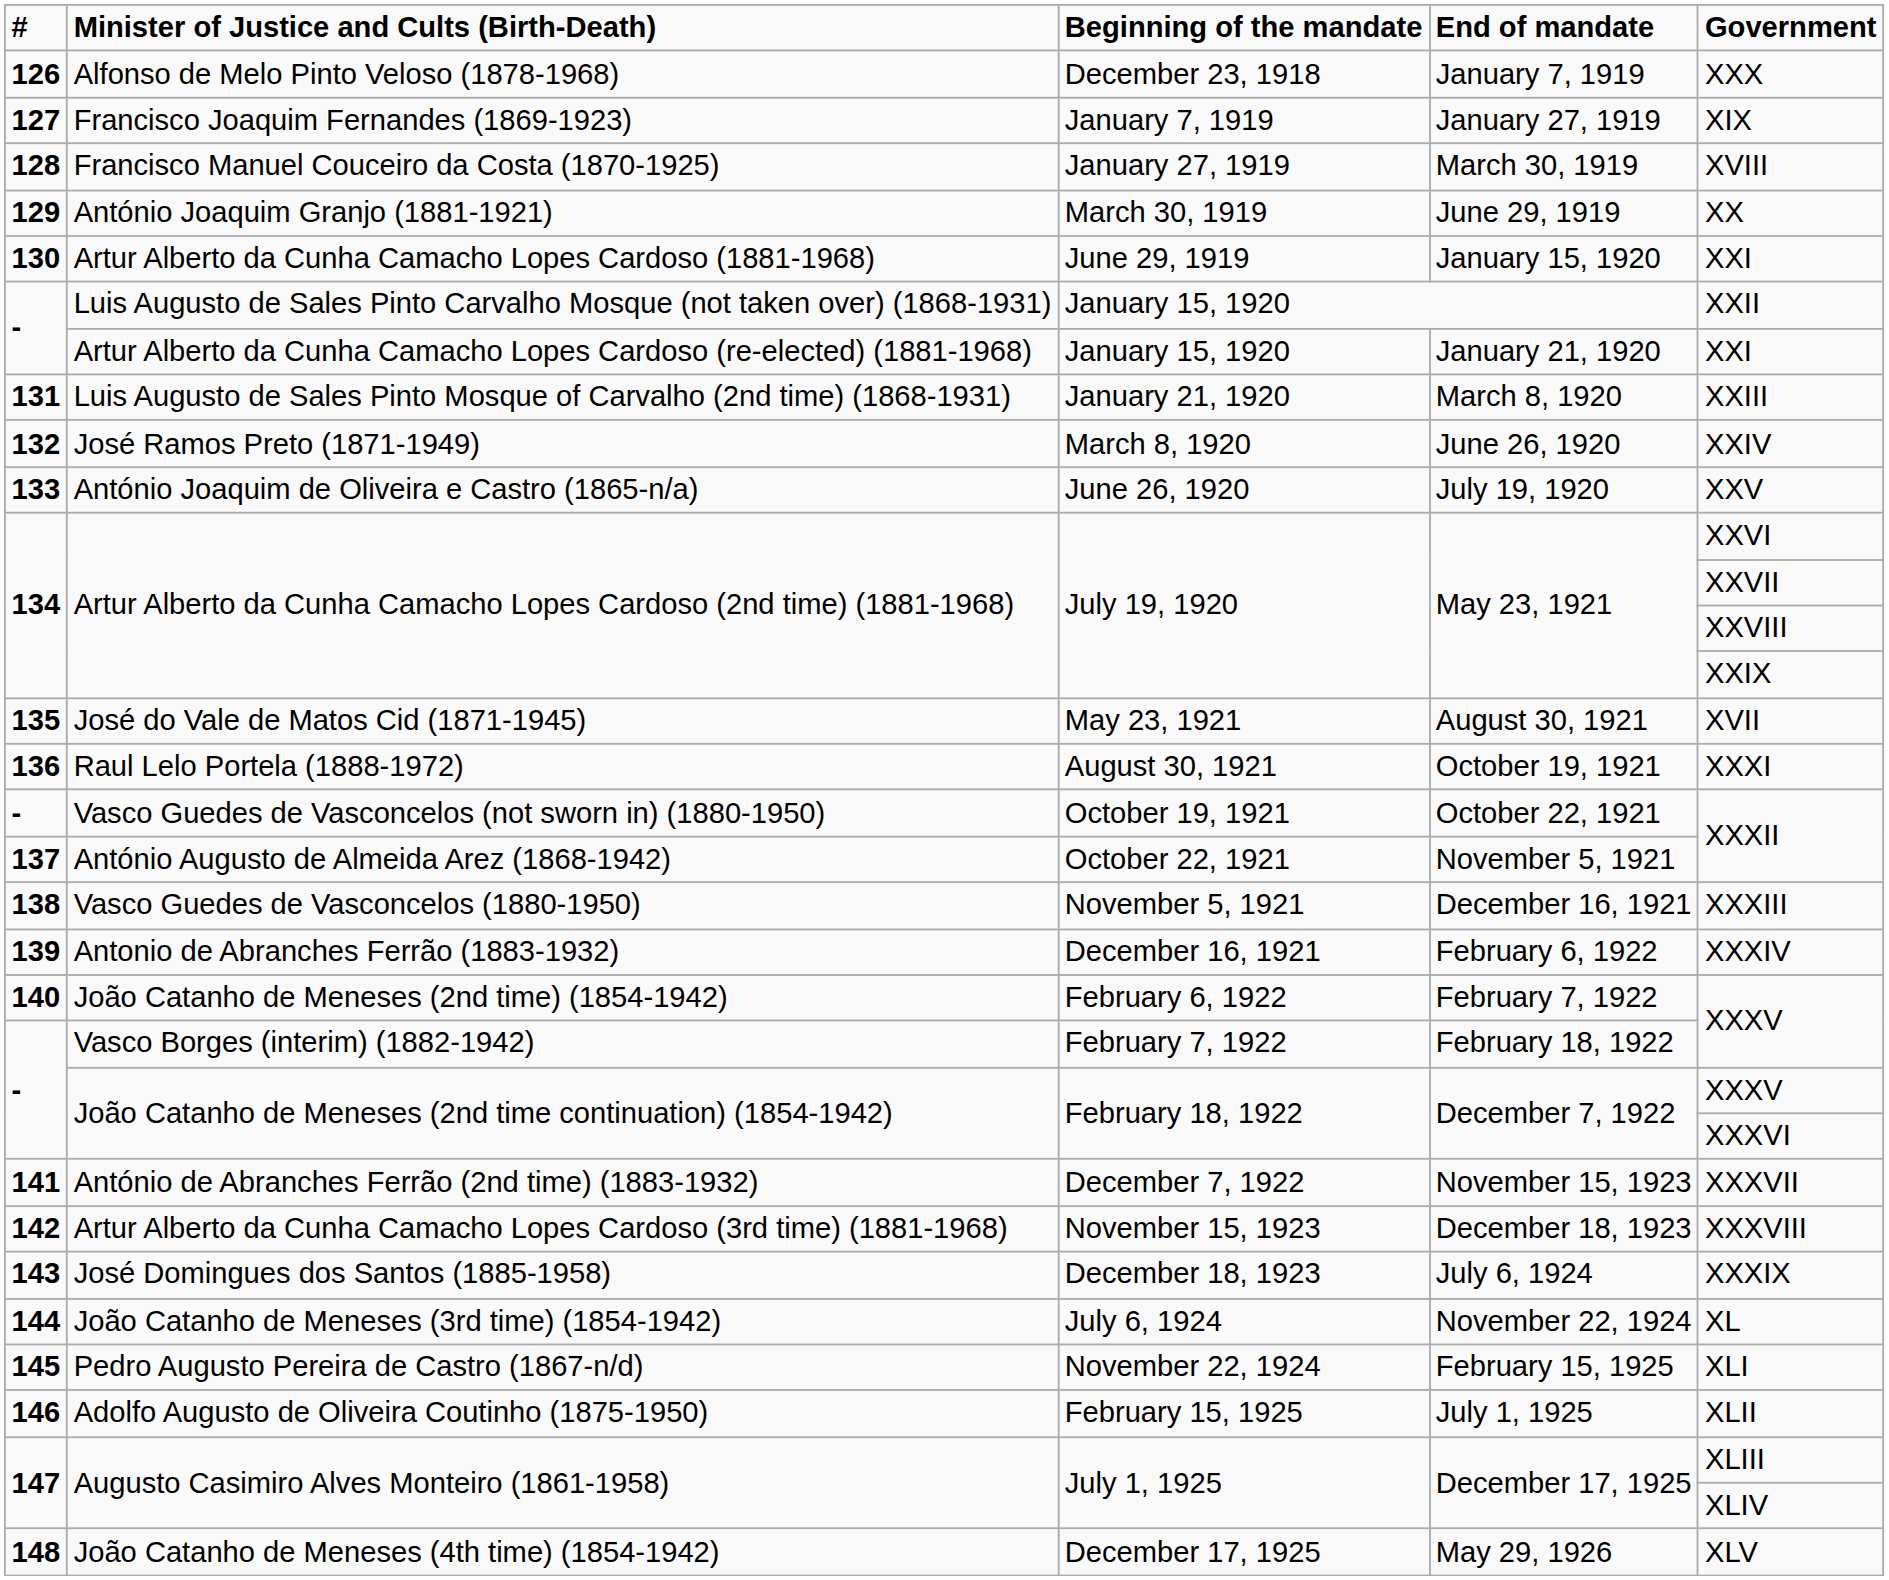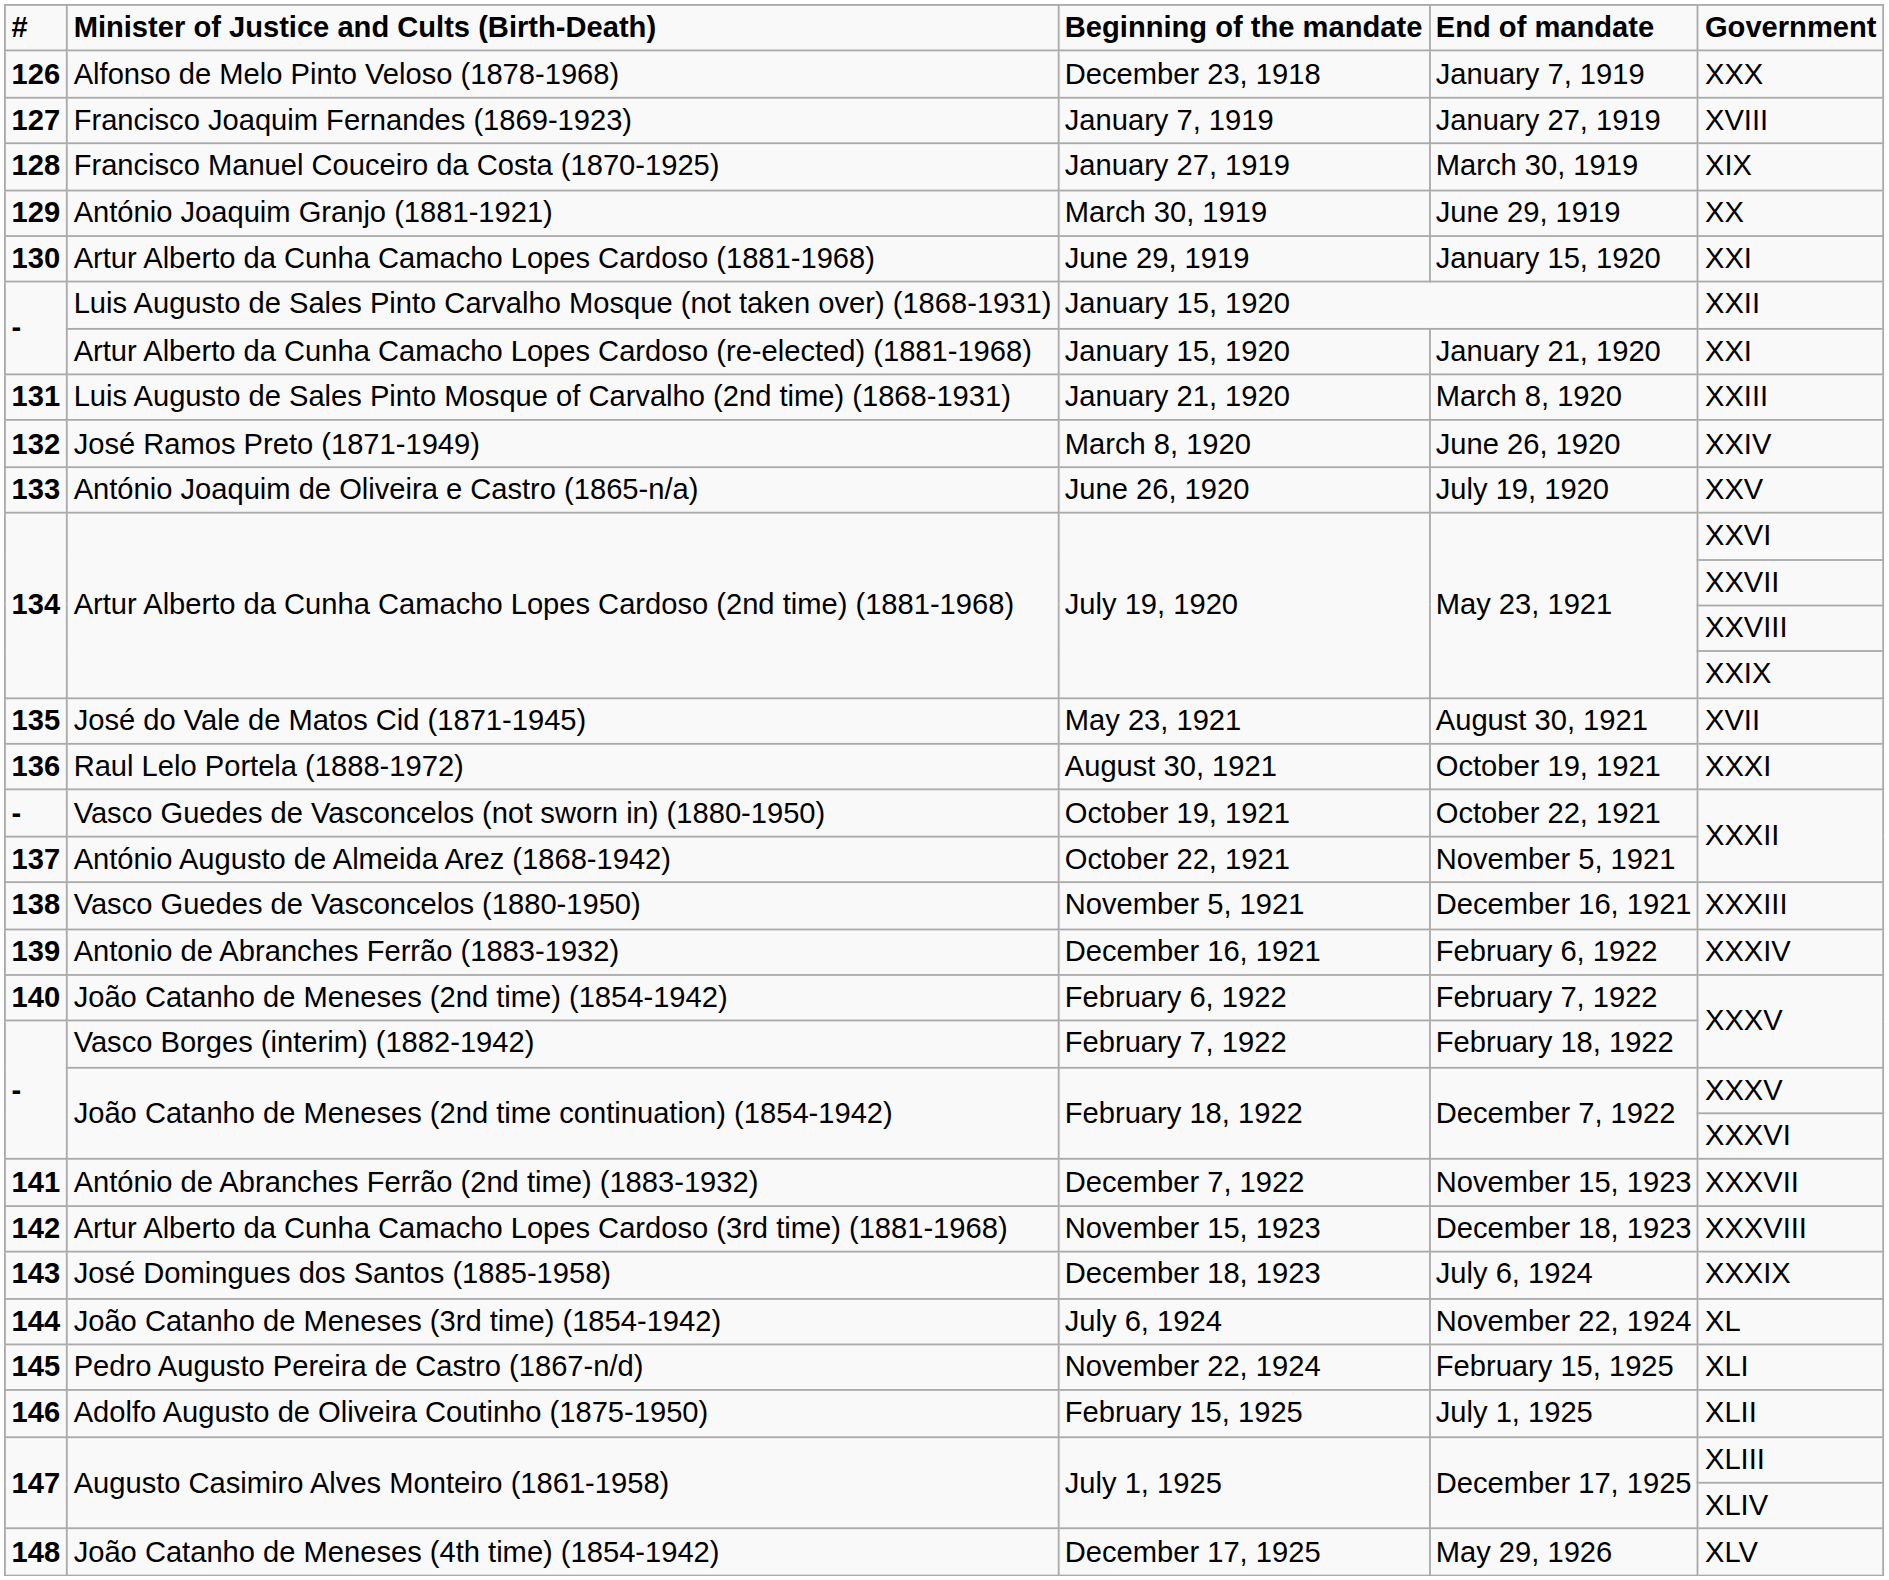(1728, 119) XIX -> (1737, 119) XVIII
(1737, 166) XVIII -> (1728, 166) XIX
